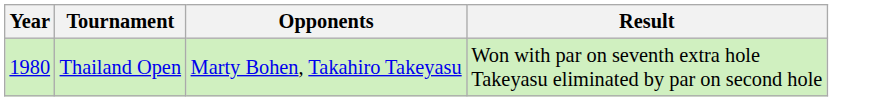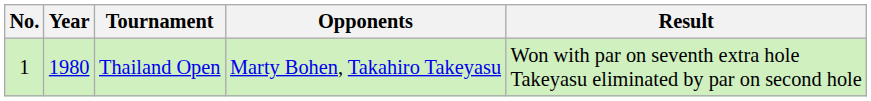+ column: (24, 21)
